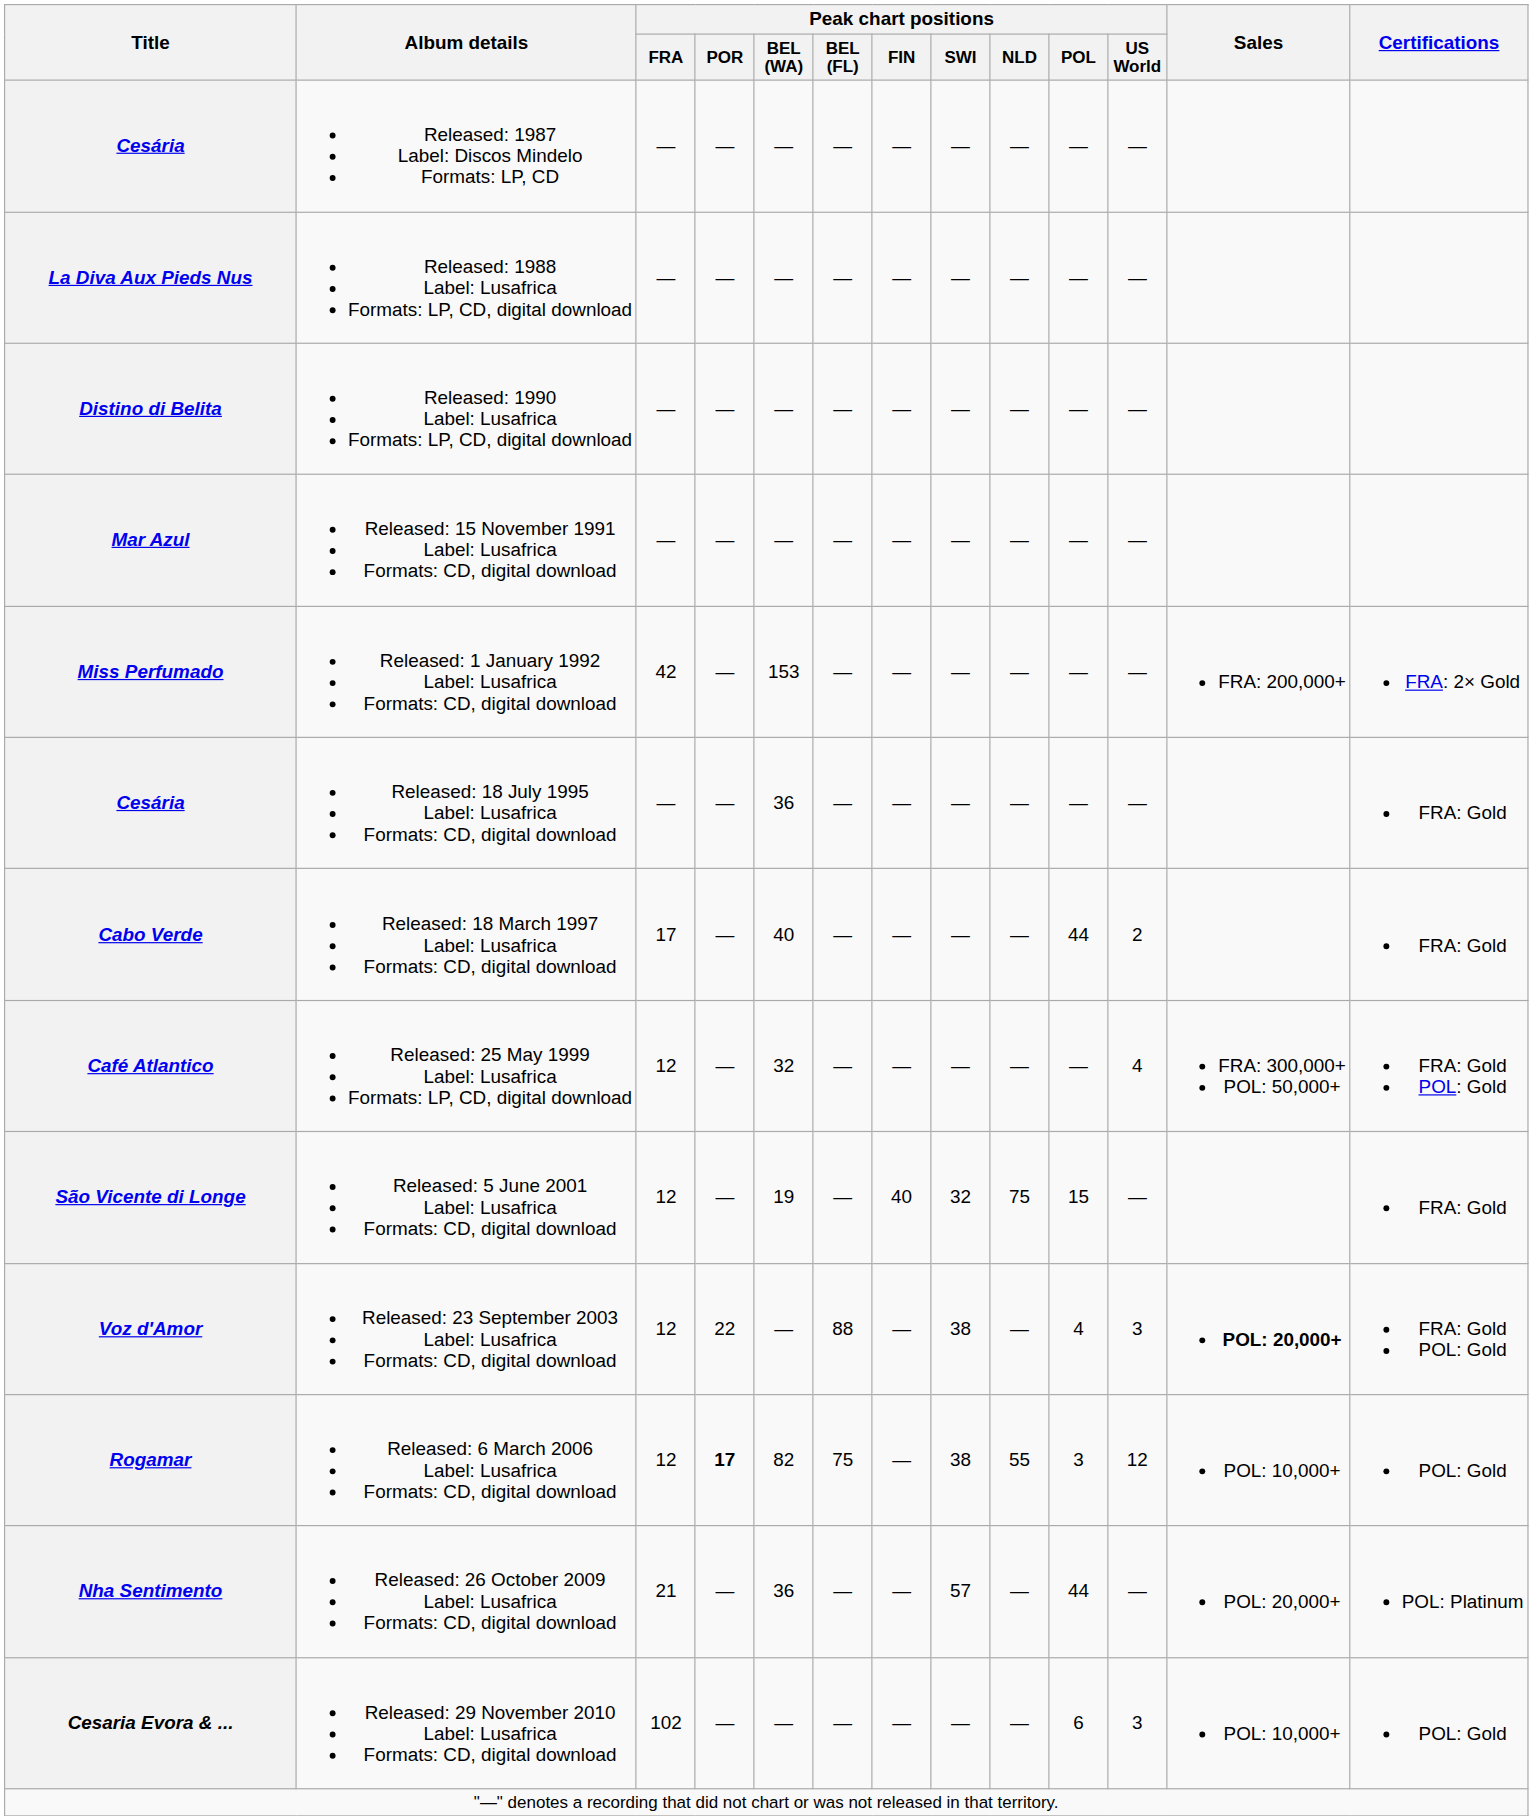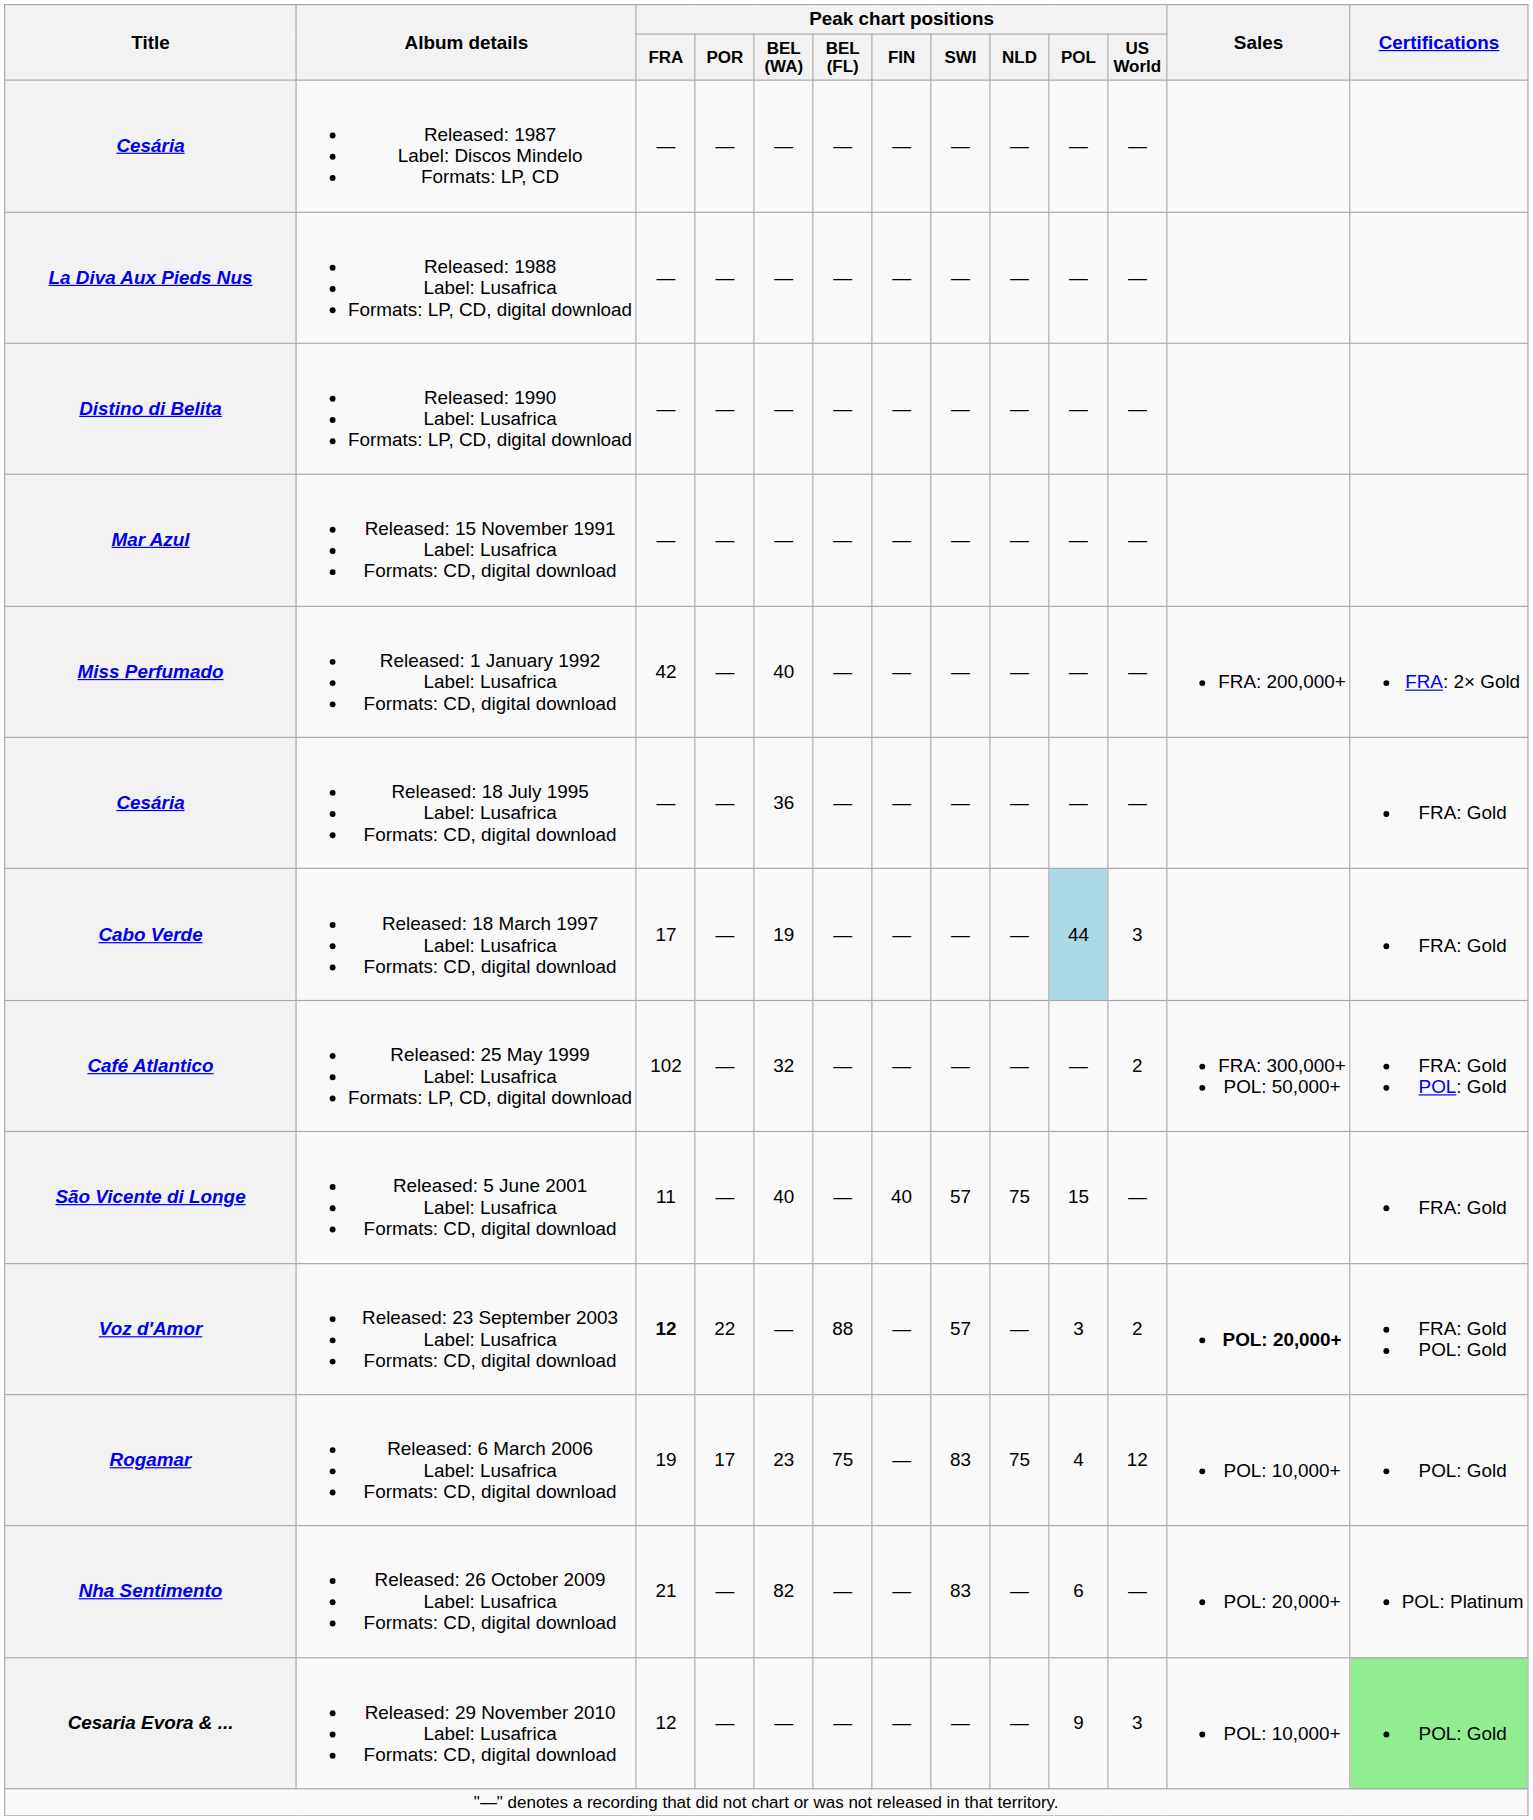(784, 671) 153 -> (784, 671) 40
(784, 934) 40 -> (784, 934) 19
(1078, 934) no background -> (1078, 934) lightblue background
(1137, 934) 2 -> (1137, 934) 3
(666, 1065) 12 -> (666, 1065) 102
(1137, 1065) 4 -> (1137, 1065) 2
(666, 1197) 12 -> (666, 1197) 11
(784, 1197) 19 -> (784, 1197) 40
(961, 1197) 32 -> (961, 1197) 57
(666, 1328) normal -> (666, 1328) bold
(961, 1328) 38 -> (961, 1328) 57
(1078, 1328) 4 -> (1078, 1328) 3
(1137, 1328) 3 -> (1137, 1328) 2
(666, 1460) 12 -> (666, 1460) 19
(725, 1460) bold -> (725, 1460) normal
(784, 1460) 82 -> (784, 1460) 23
(961, 1460) 38 -> (961, 1460) 83
(1019, 1460) 55 -> (1019, 1460) 75
(1078, 1460) 3 -> (1078, 1460) 4
(784, 1591) 36 -> (784, 1591) 82
(961, 1591) 57 -> (961, 1591) 83
(1078, 1591) 44 -> (1078, 1591) 6
(666, 1722) 102 -> (666, 1722) 12
(1078, 1722) 6 -> (1078, 1722) 9
(1439, 1734) no background -> (1439, 1734) lightgreen background
